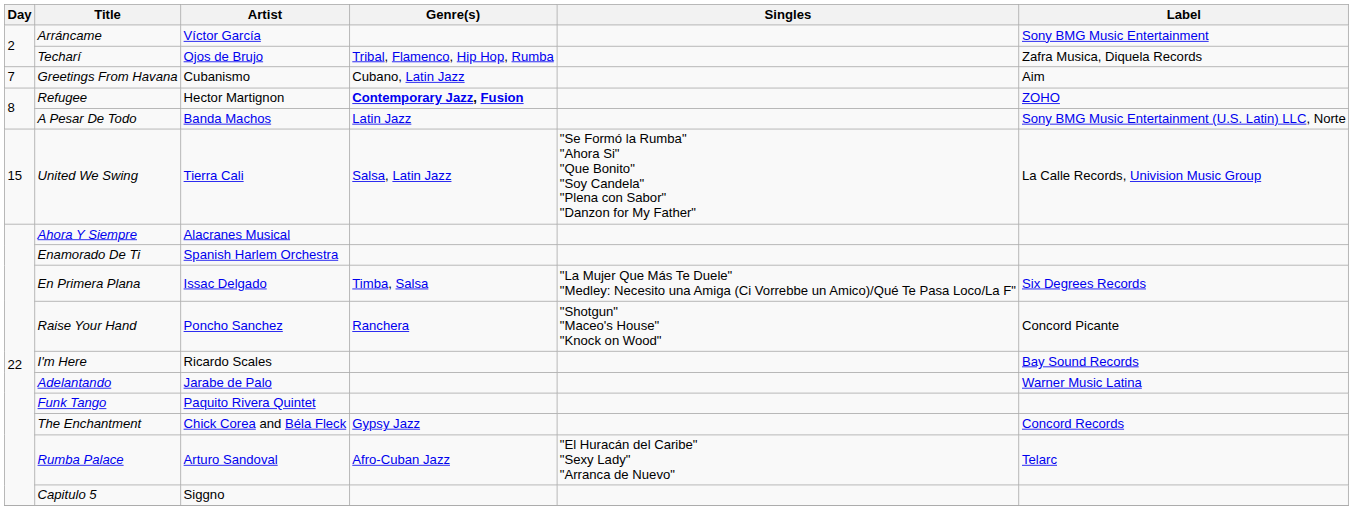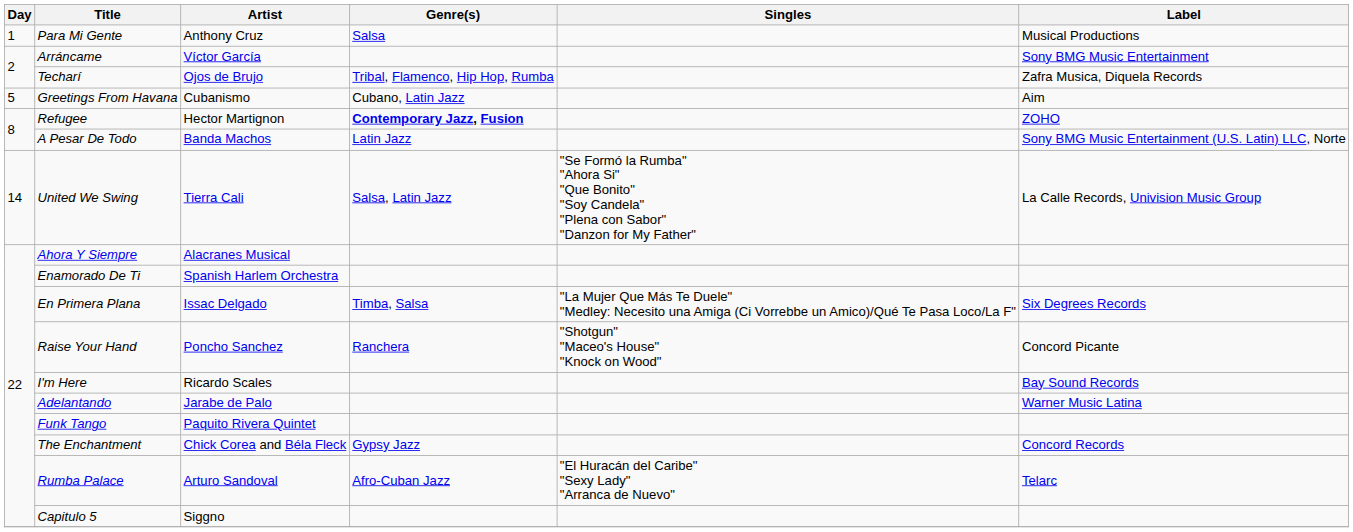+ row: (80, 35)
(11, 77) 7 -> (11, 98) 5
(15, 176) 15 -> (15, 197) 14
